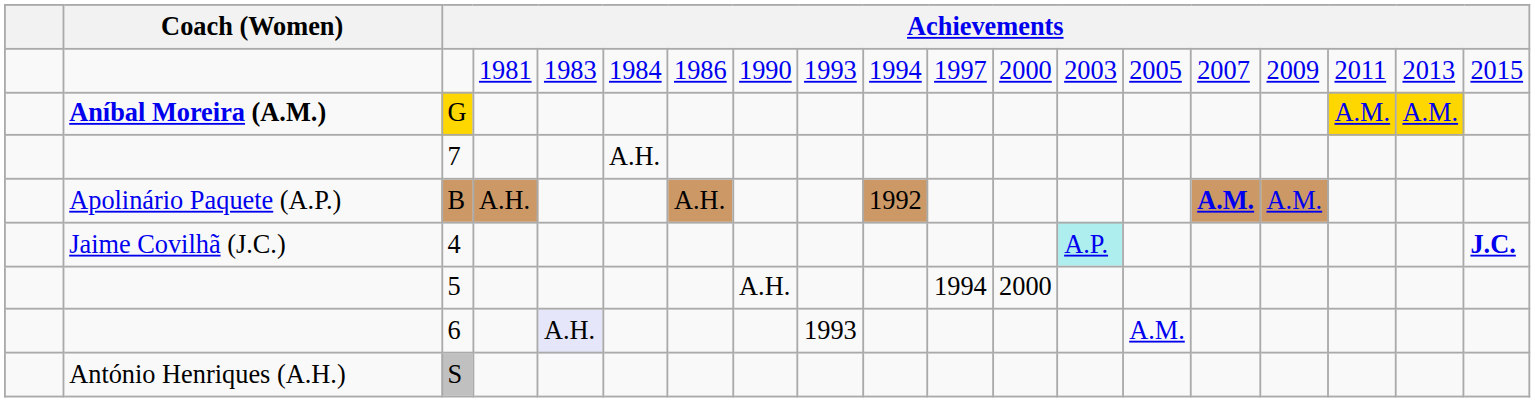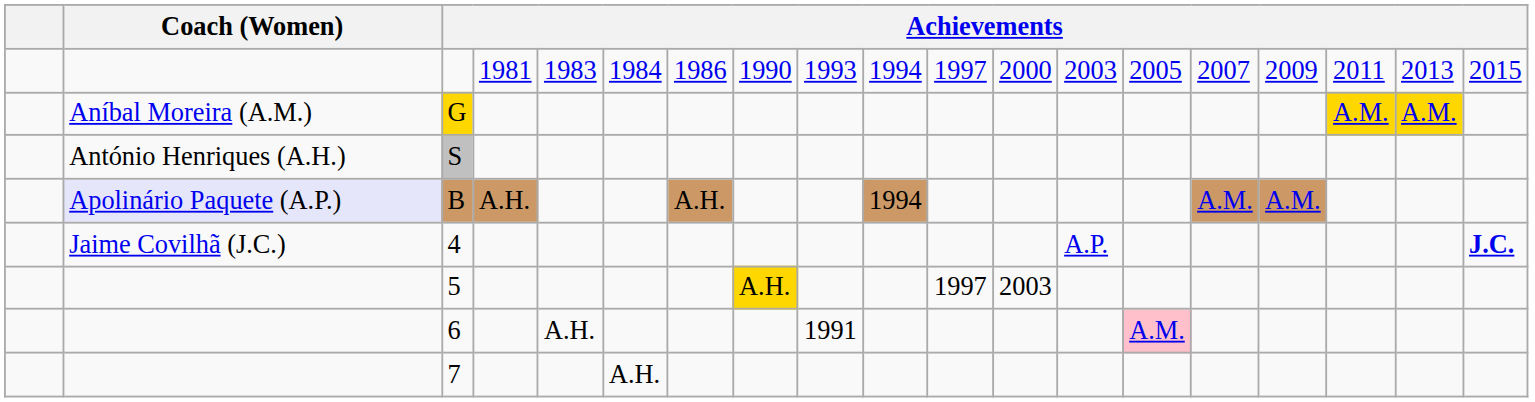(198, 113) bold -> (191, 113) normal
rows swapped: (455, 374) <-> (454, 157)
(205, 200) no background -> (205, 200) lavender background
(895, 200) 1992 -> (895, 200) 1994
(1226, 200) bold -> (1225, 200) normal
(1086, 243) paleturquoise background -> (1086, 243) no background
(765, 287) no background -> (765, 287) gold background
(960, 287) 1994 -> (960, 287) 1997
(1025, 287) 2000 -> (1025, 287) 2003
(570, 330) lavender background -> (570, 330) no background
(830, 330) 1993 -> (830, 330) 1991
(1157, 330) no background -> (1157, 330) pink background
